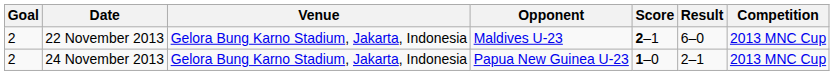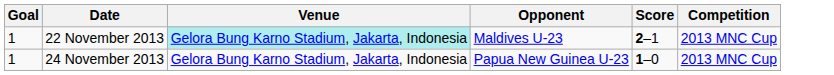- column: (702, 16)
(12, 38) 2 -> (12, 38) 1
(319, 38) no background -> (319, 38) paleturquoise background
(12, 60) 2 -> (12, 60) 1
